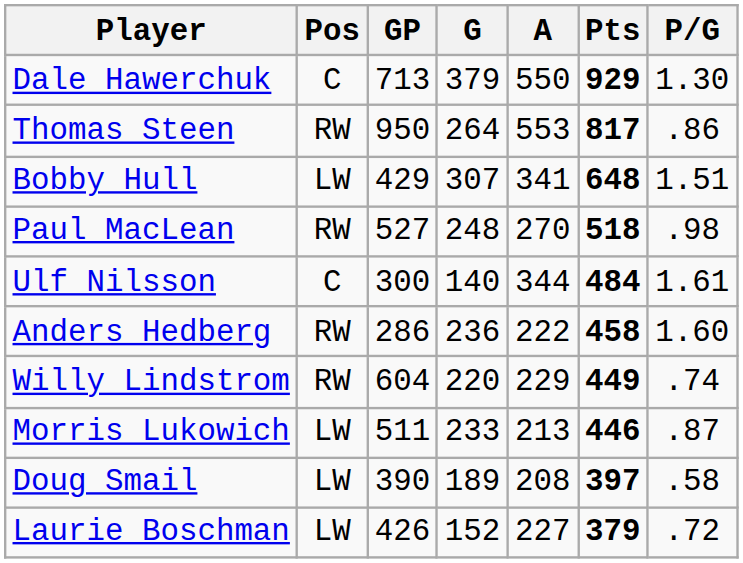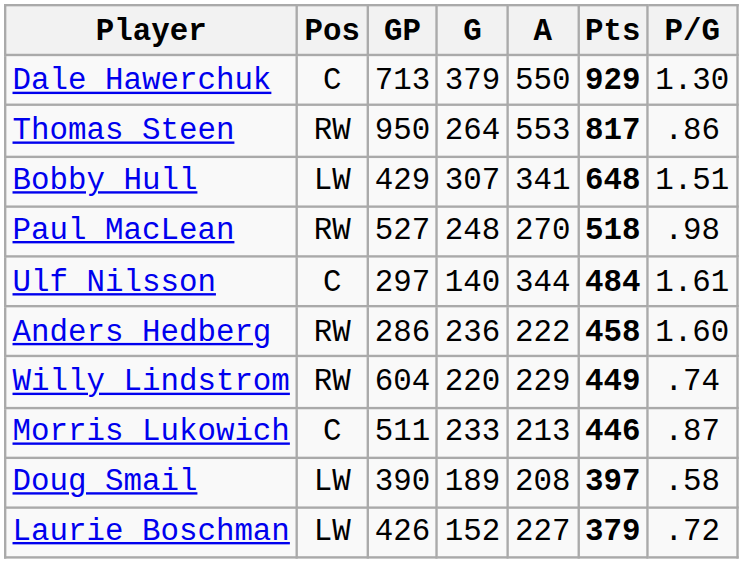(402, 281) 300 -> (402, 281) 297
(332, 432) LW -> (332, 432) C
